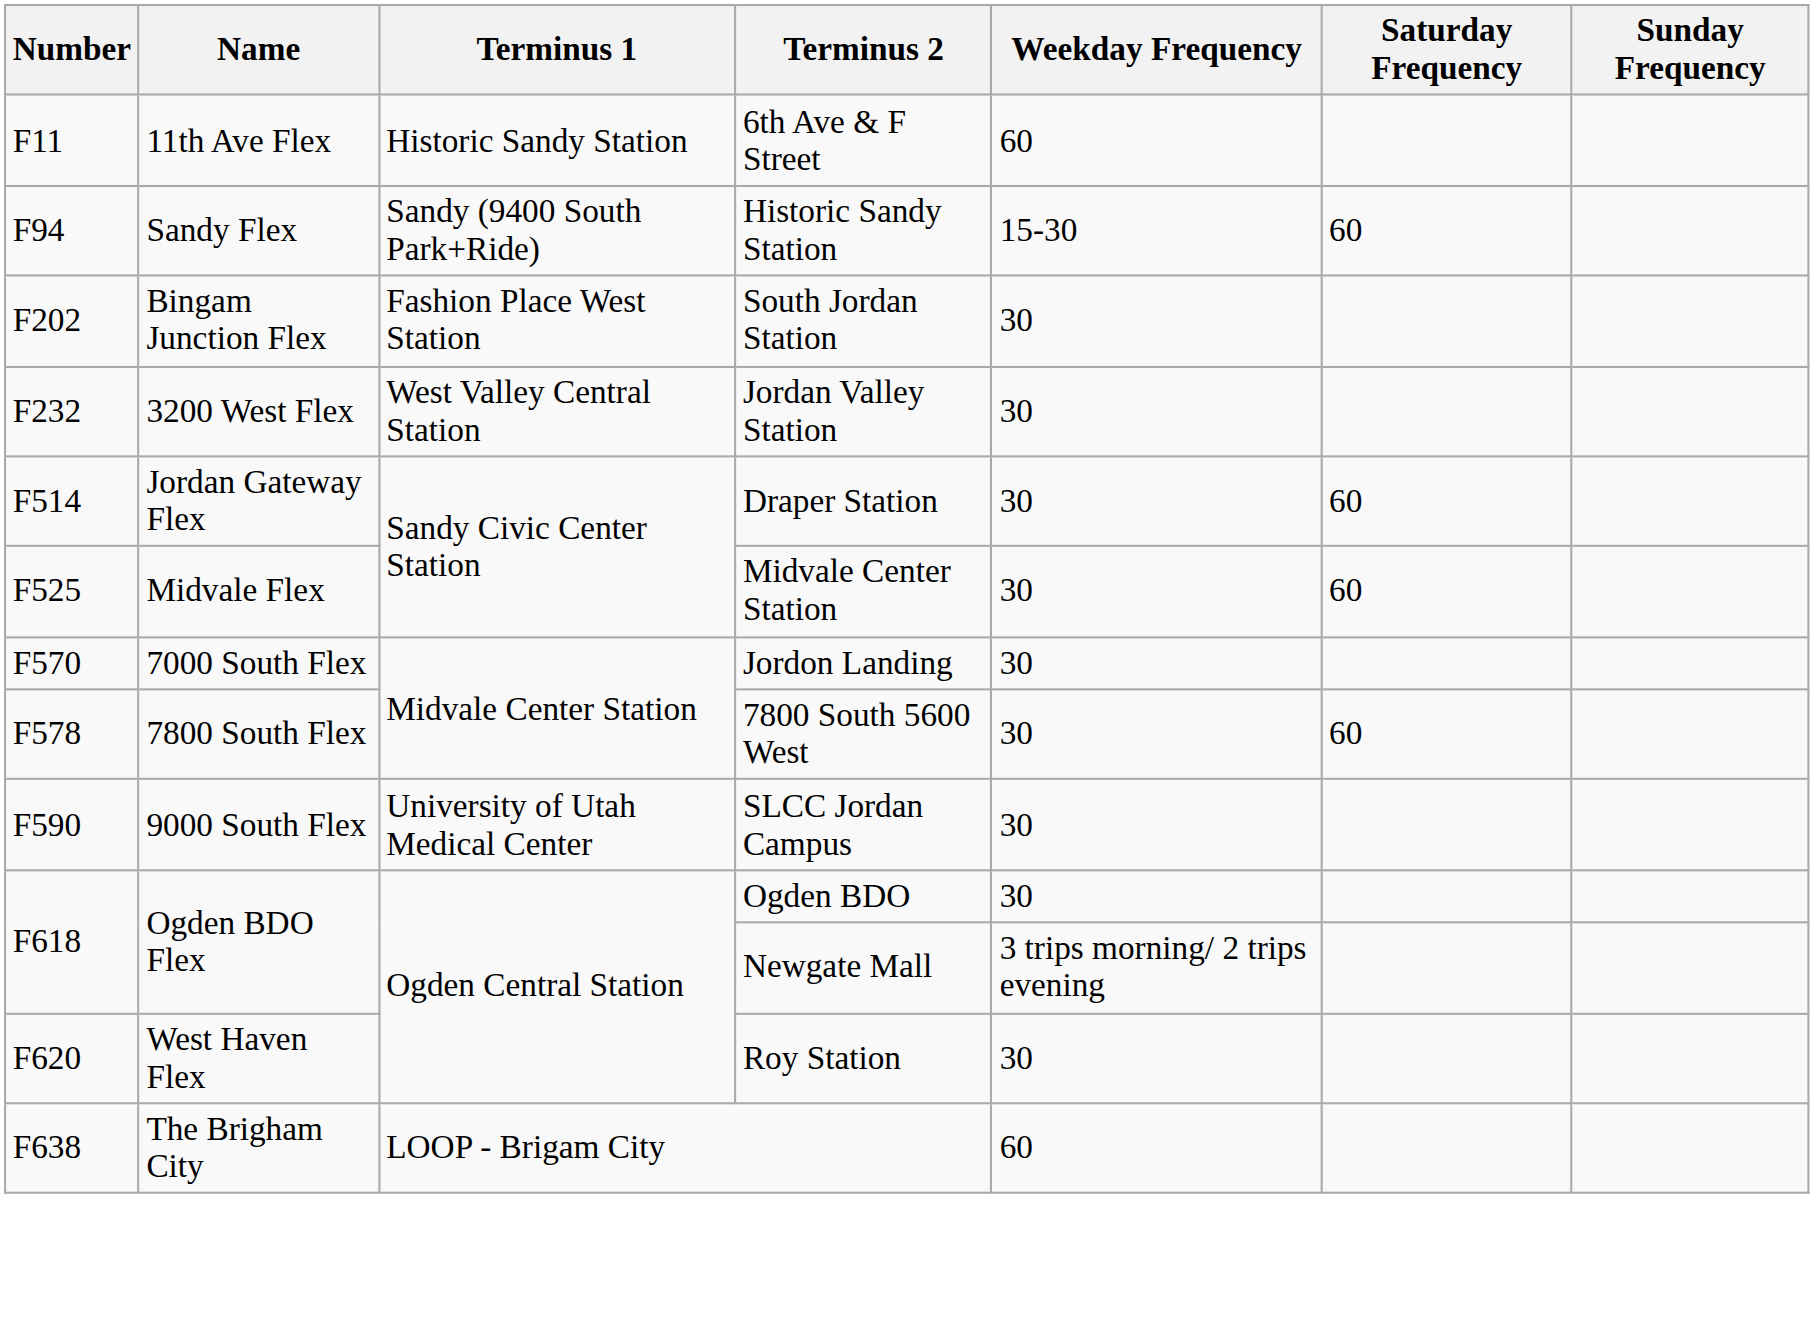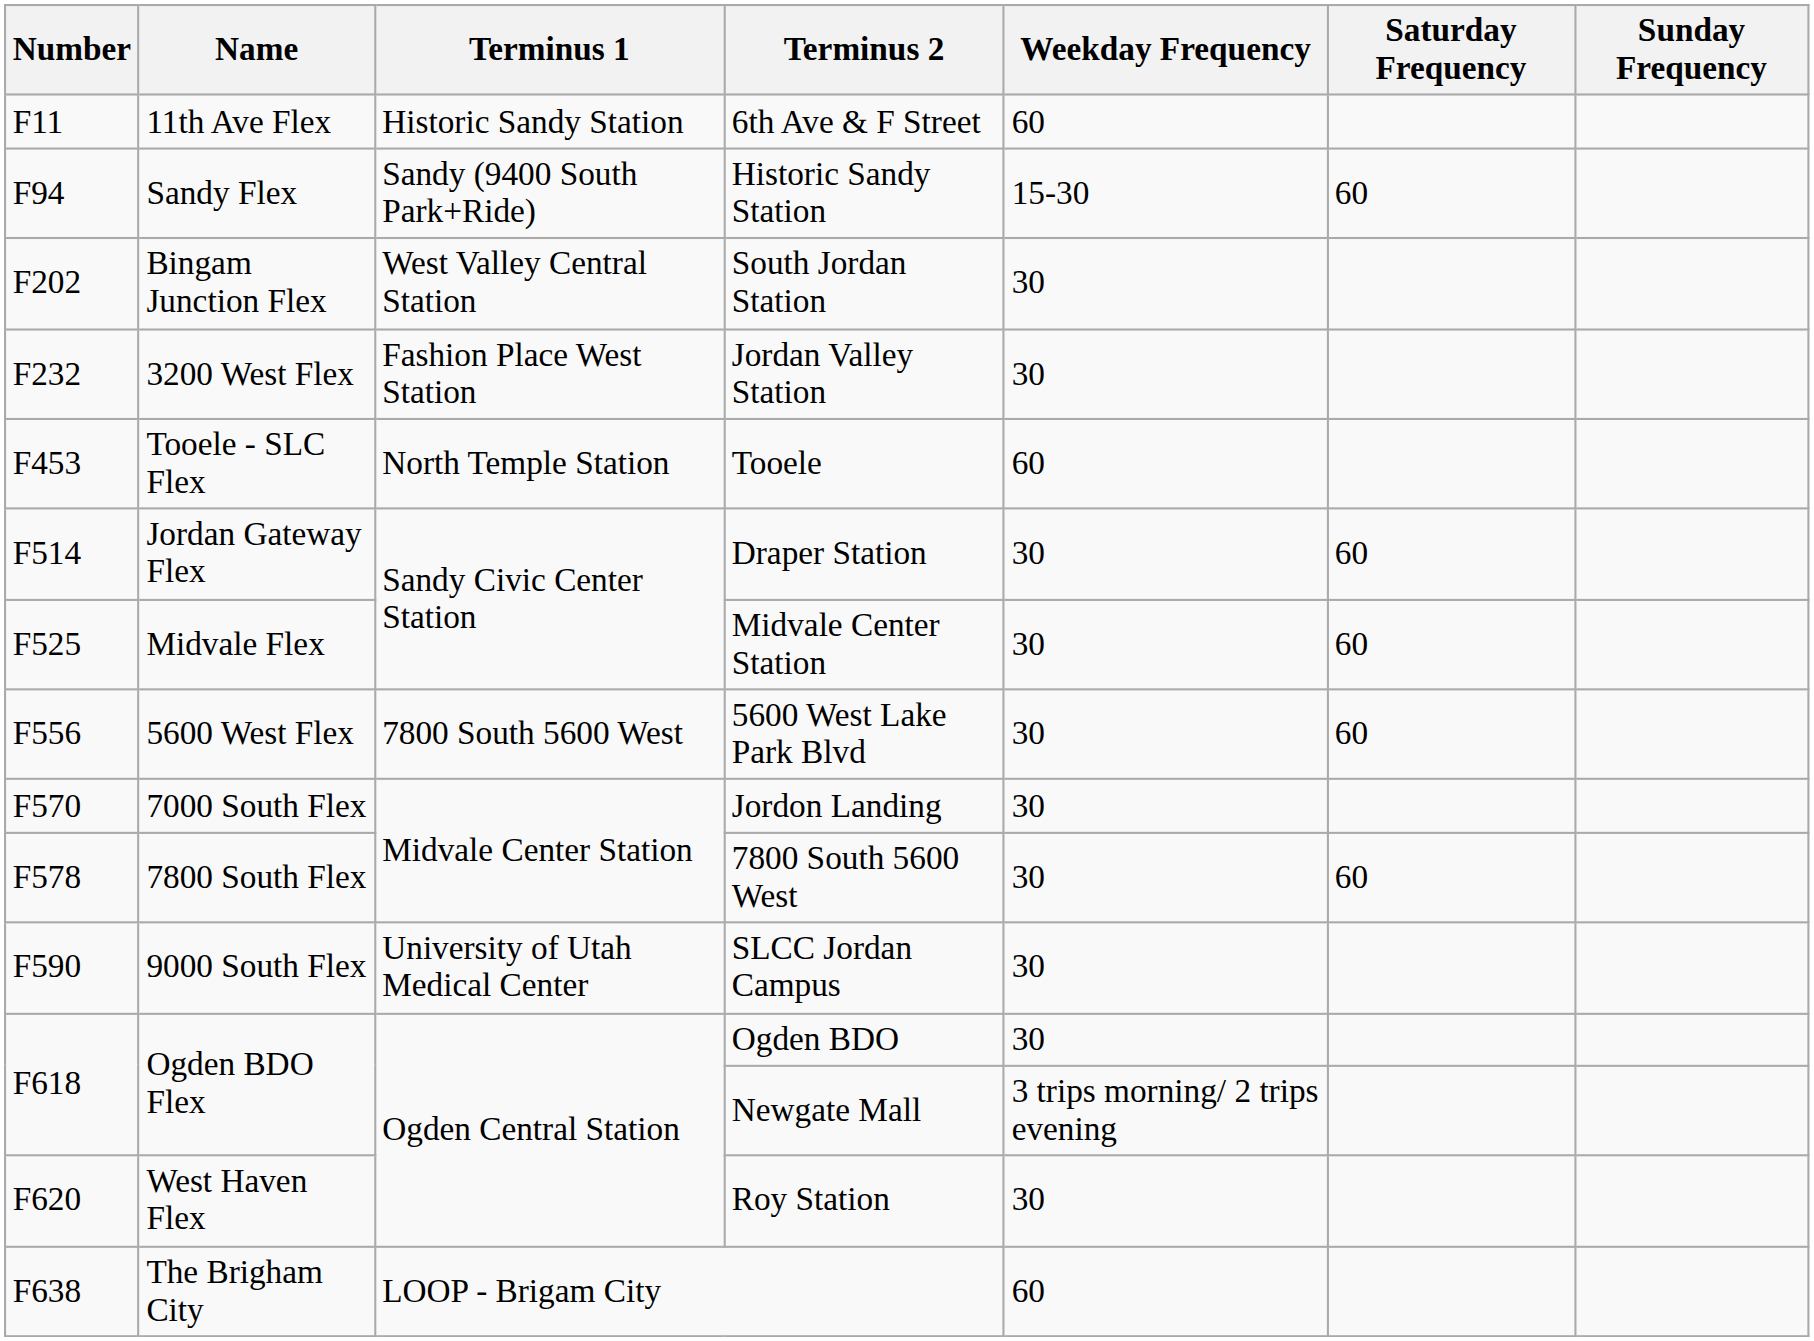(516, 320) Fashion Place West Station -> (515, 282) West Valley Central Station
(519, 410) West Valley Central Station -> (512, 373) Fashion Place West Station
+ row: (777, 463)
+ row: (839, 733)
